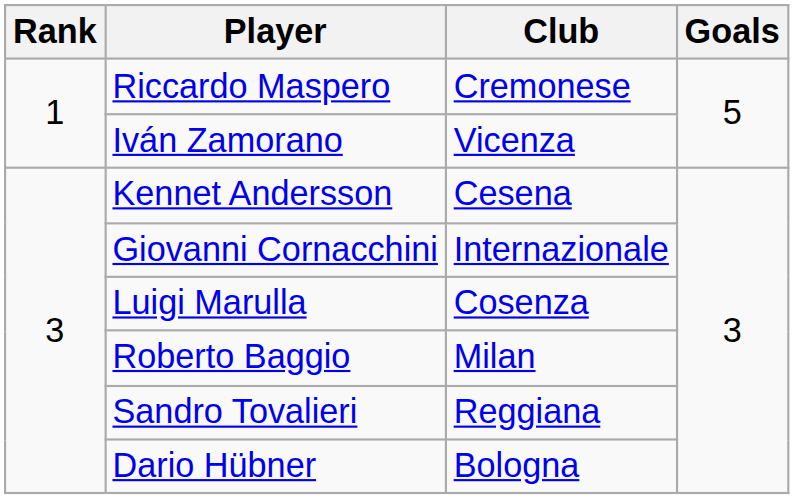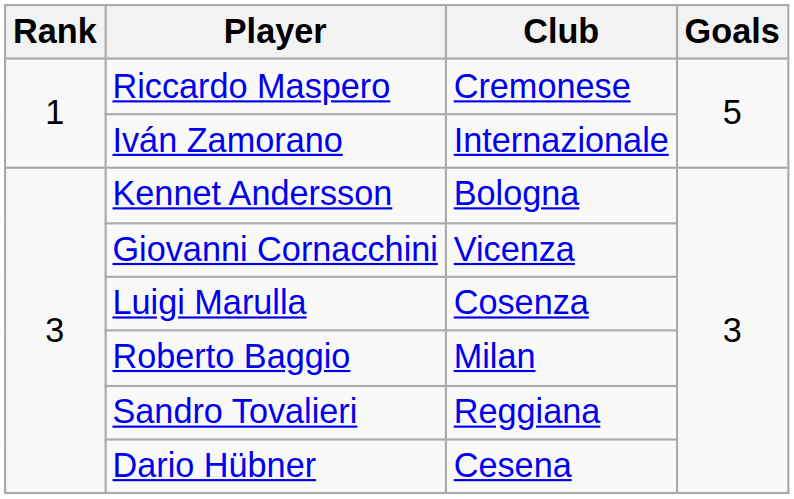(514, 140) Vicenza -> (561, 140) Internazionale
(513, 194) Cesena -> (517, 194) Bologna
(561, 248) Internazionale -> (514, 248) Vicenza
(517, 466) Bologna -> (513, 466) Cesena
